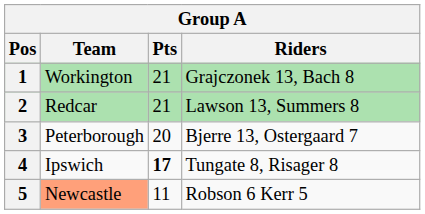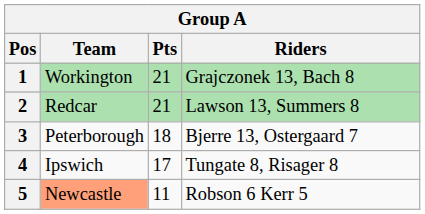(162, 135) 20 -> (162, 135) 18
(162, 164) bold -> (162, 164) normal
